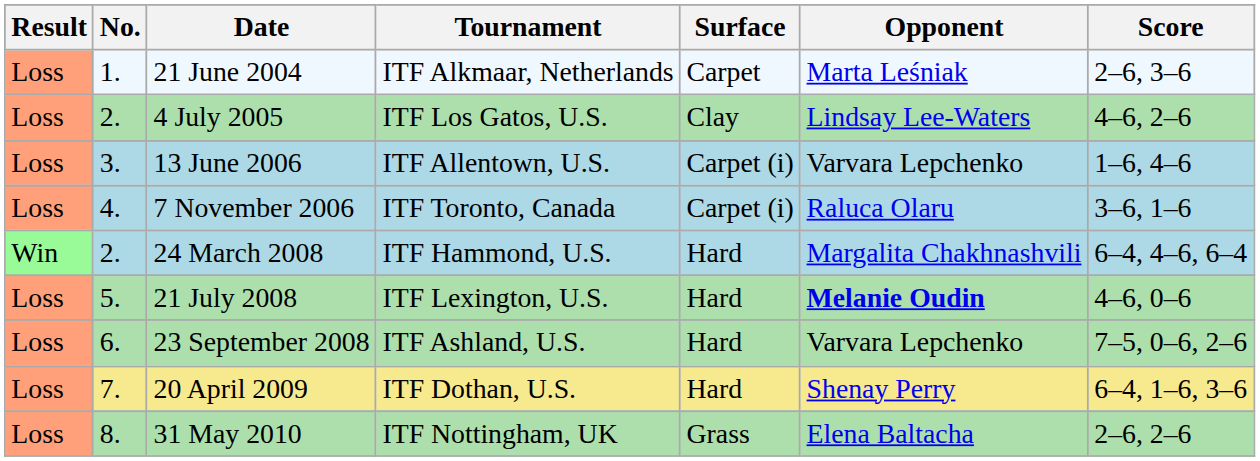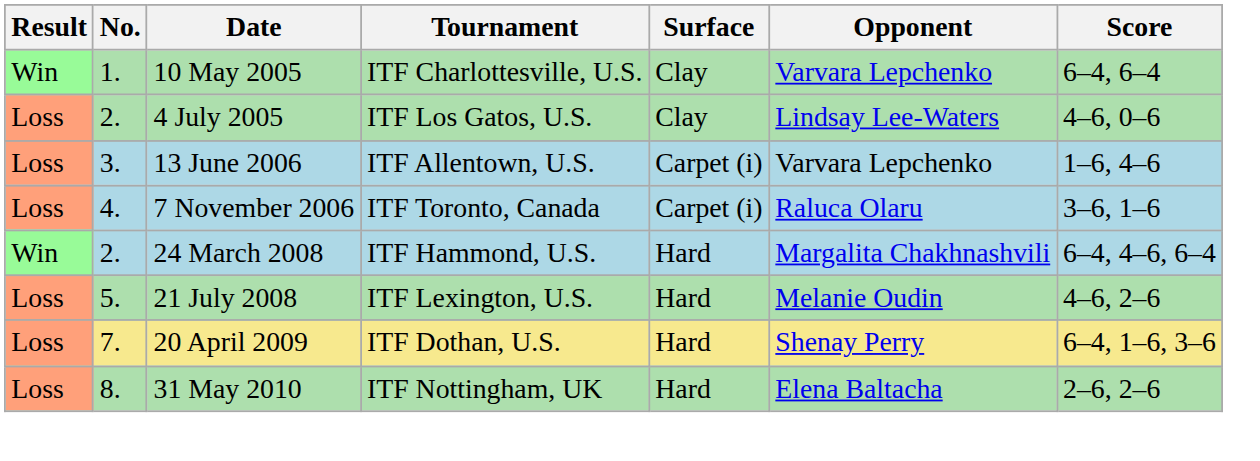- row: (228, 71)
+ row: (228, 71)
(1143, 116) 4–6, 2–6 -> (1112, 116) 4–6, 0–6
(896, 297) bold -> (859, 297) normal
(1143, 297) 4–6, 0–6 -> (1112, 297) 4–6, 2–6
- row: (262, 342)
(718, 432) Grass -> (683, 387) Hard
